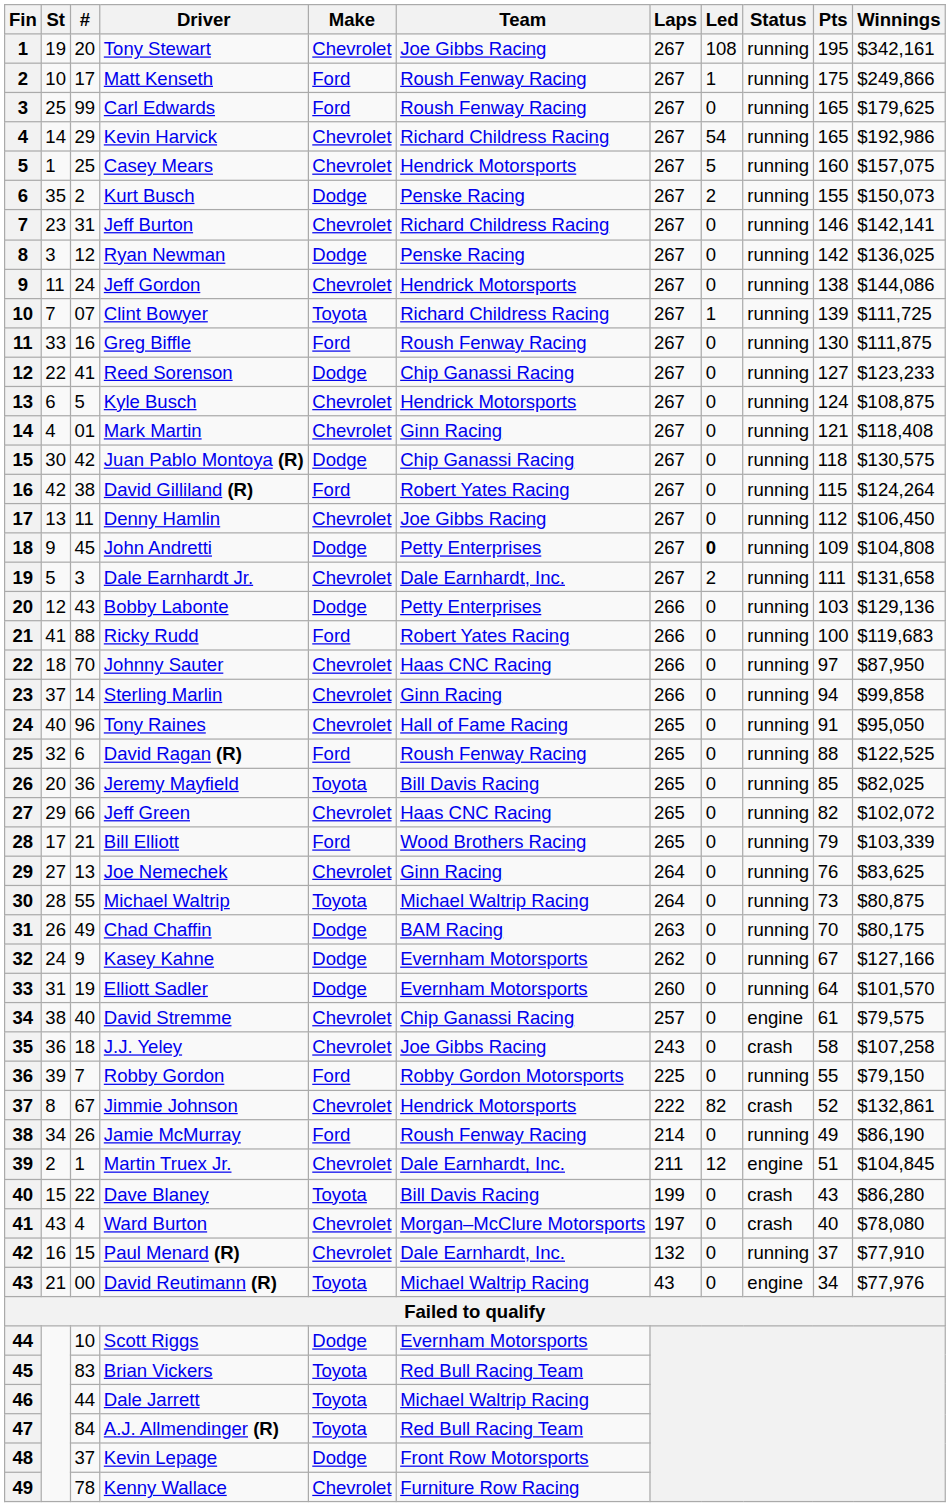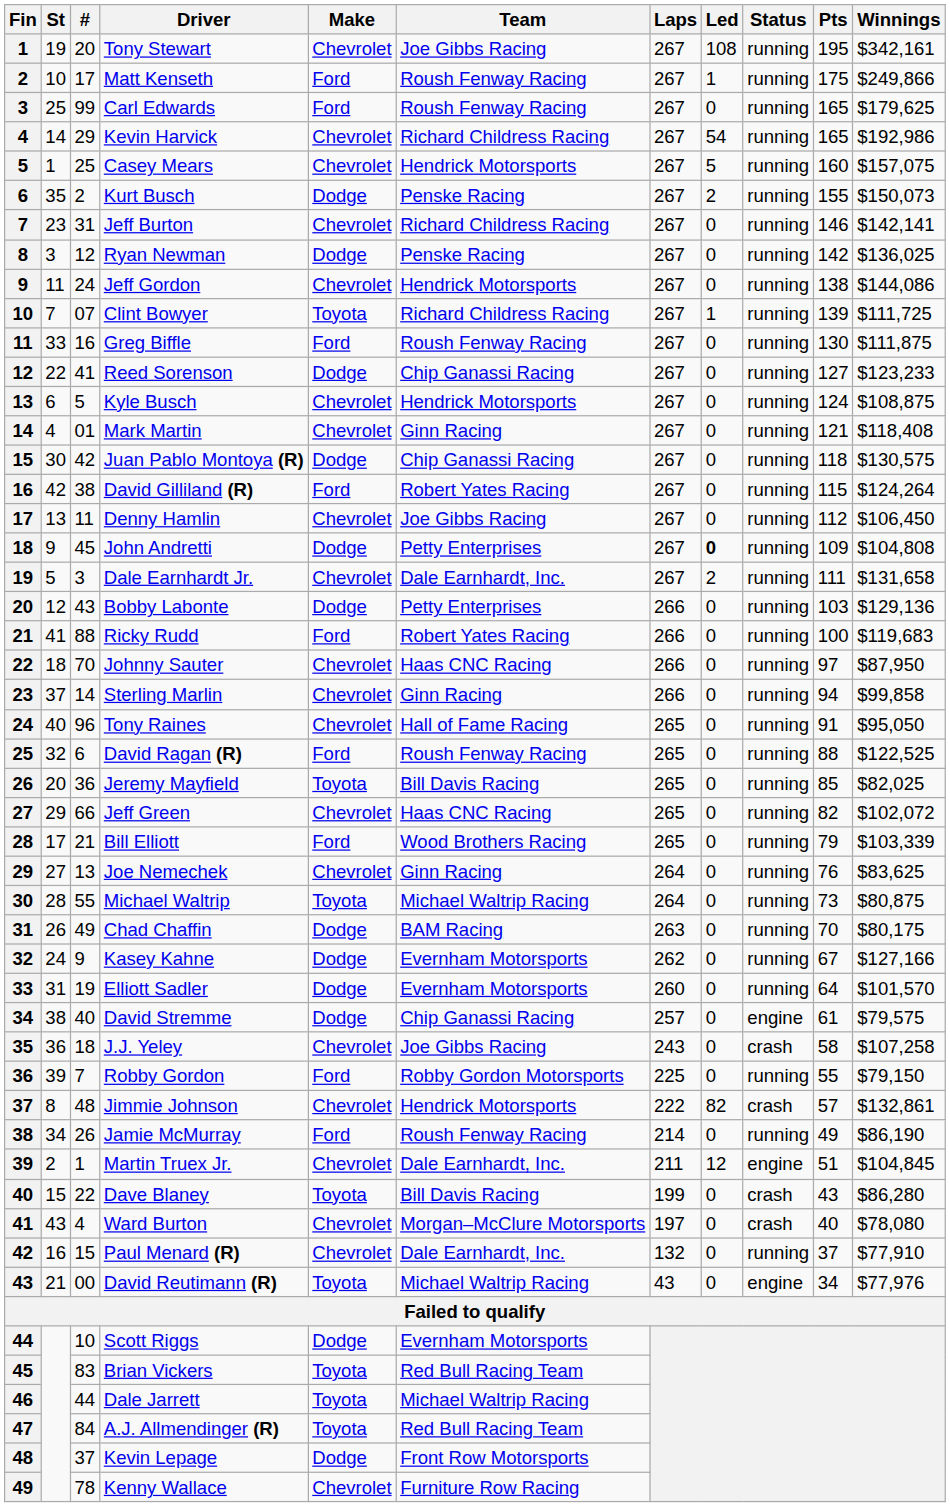(352, 1018) Chevrolet -> (340, 1018) Dodge
(85, 1106) 67 -> (85, 1106) 48
(828, 1106) 52 -> (828, 1106) 57
